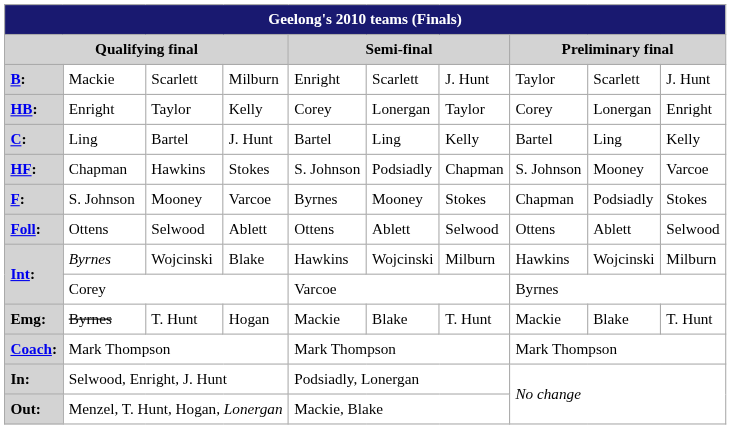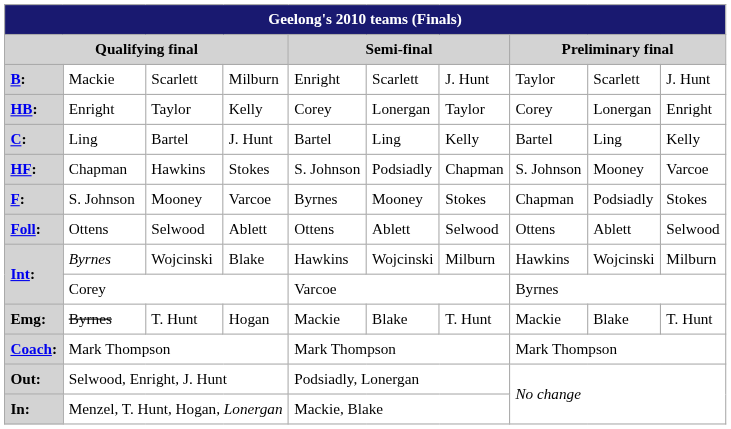(20, 379) In: -> (26, 379) Out:
(26, 409) Out: -> (20, 409) In:
